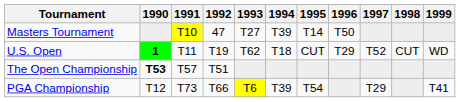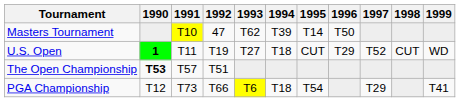(250, 32) T27 -> (250, 32) T62
(250, 51) T62 -> (250, 51) T27
(281, 88) T39 -> (281, 88) T18
